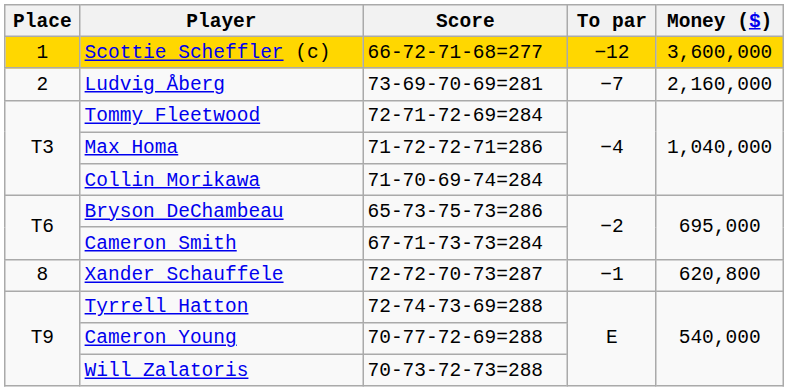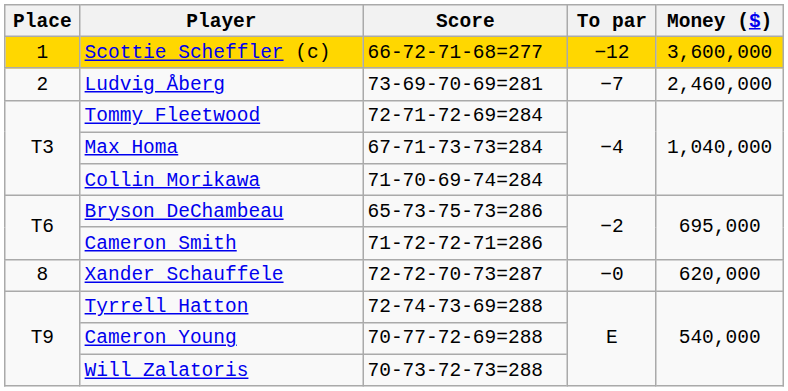(720, 84) 2,160,000 -> (720, 84) 2,460,000
(455, 148) 71-72-72-71=286 -> (455, 148) 67-71-73-73=284
(455, 243) 67-71-73-73=284 -> (455, 243) 71-72-72-71=286
(612, 275) −1 -> (612, 275) −0
(720, 275) 620,800 -> (720, 275) 620,000
